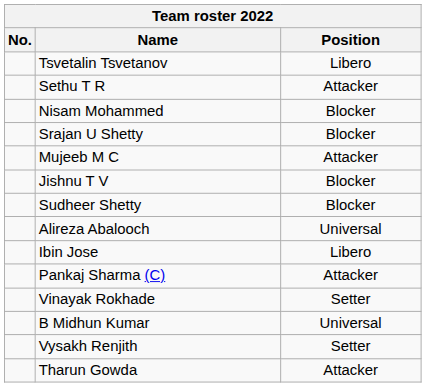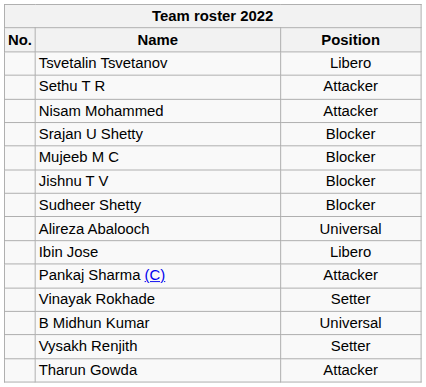(351, 110) Blocker -> (351, 110) Attacker
(351, 157) Attacker -> (351, 157) Blocker
